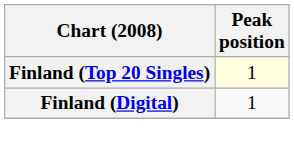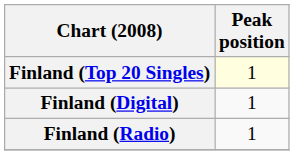+ row: (110, 133)
